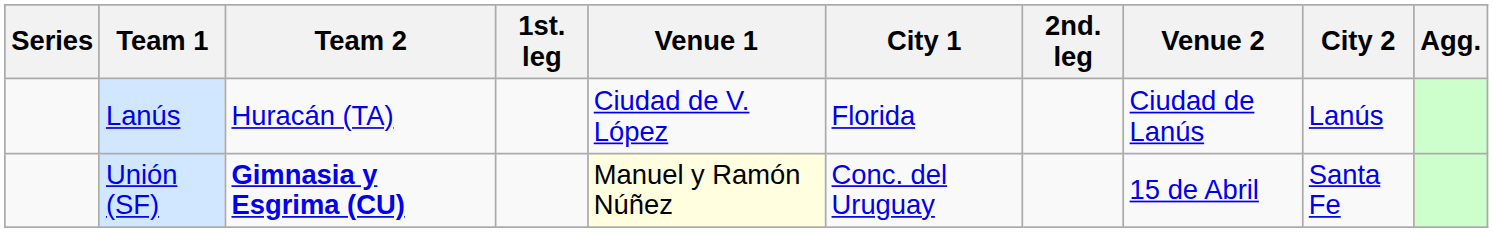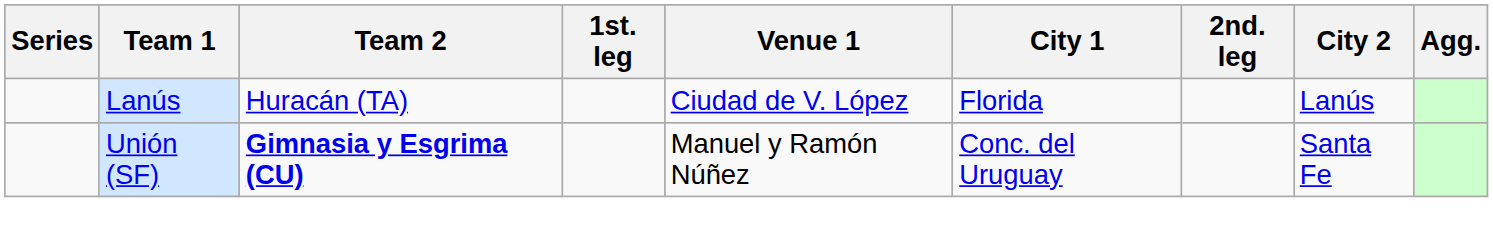- column: (1213, 41)
(697, 189) lightyellow background -> (774, 159) no background
